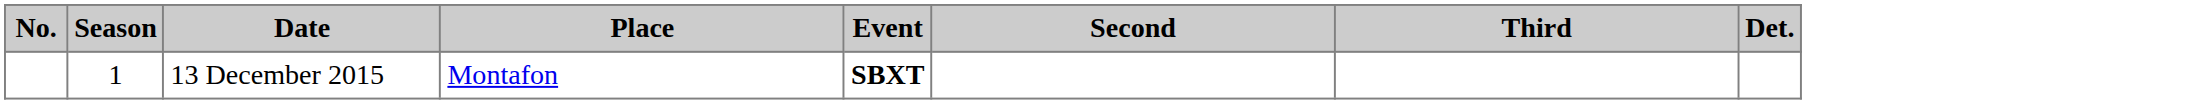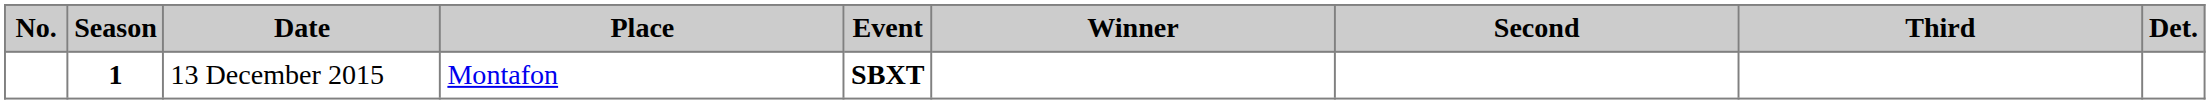+ column: (1133, 27)
(116, 74) normal -> (116, 74) bold
